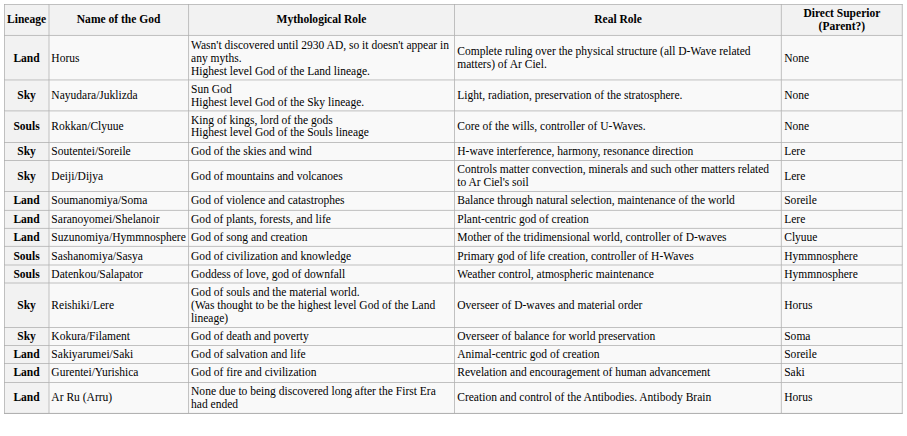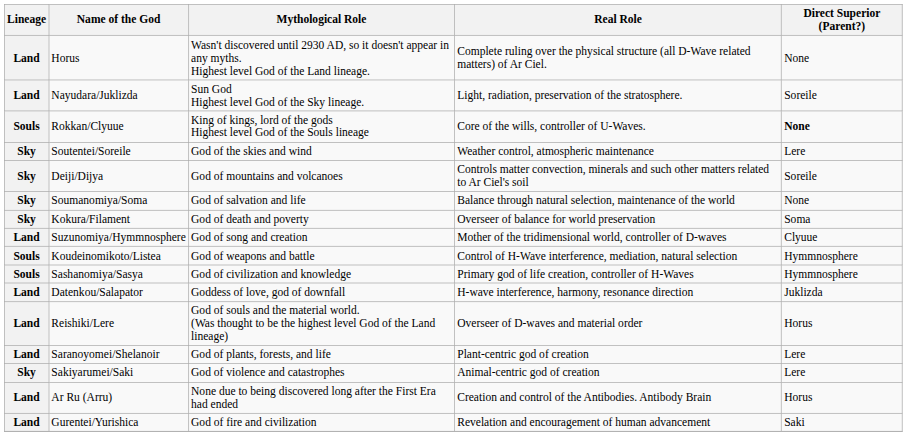(27, 95) Sky -> (27, 95) Land
(797, 95) None -> (801, 95) Soreile
(797, 126) normal -> (797, 126) bold
(575, 151) H-wave interference, harmony, resonance direction -> (556, 151) Weather control, atmospheric maintenance
(795, 176) Lere -> (801, 176) Soreile
(27, 201) Land -> (27, 201) Sky
(268, 201) God of violence and catastrophes -> (248, 201) God of salvation and life
(801, 201) Soreile -> (797, 201) None
rows swapped: (91, 336) <-> (105, 219)
+ row: (106, 255)
(27, 274) Souls -> (27, 292) Land
(556, 274) Weather control, atmospheric maintenance -> (575, 292) H-wave interference, harmony, resonance direction
(821, 274) Hymmnosphere -> (803, 292) Juklizda
(27, 305) Sky -> (27, 323) Land
(27, 354) Land -> (27, 373) Sky
(248, 354) God of salvation and life -> (268, 373) God of violence and catastrophes
(801, 354) Soreile -> (795, 373) Lere
rows swapped: (95, 373) <-> (82, 397)
